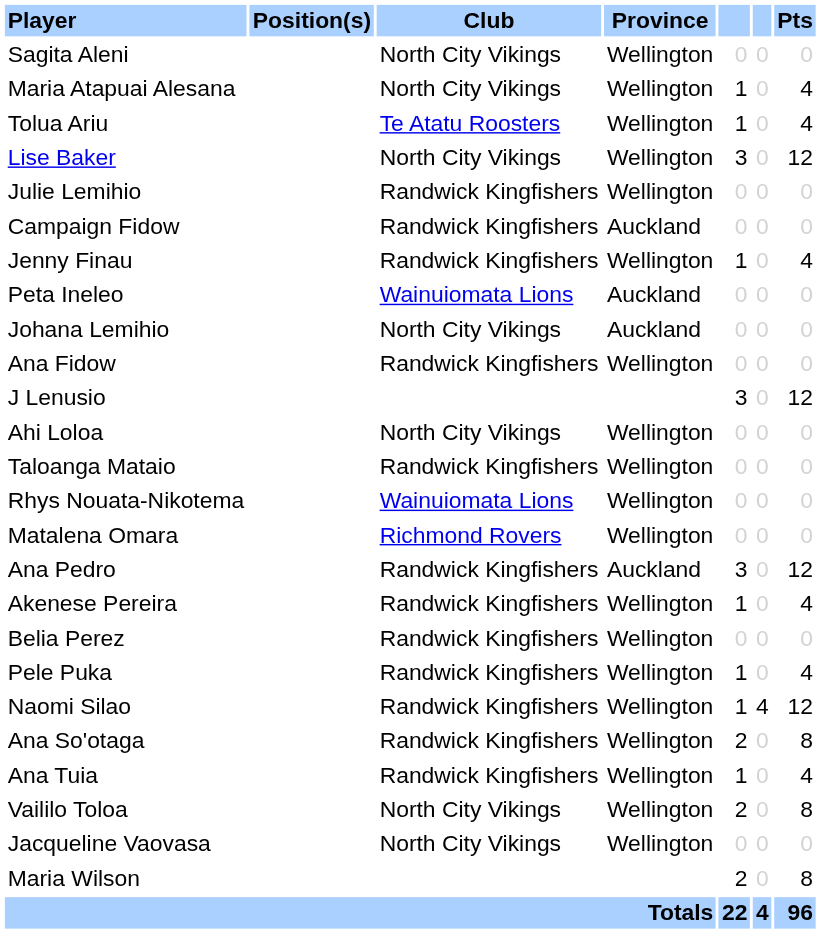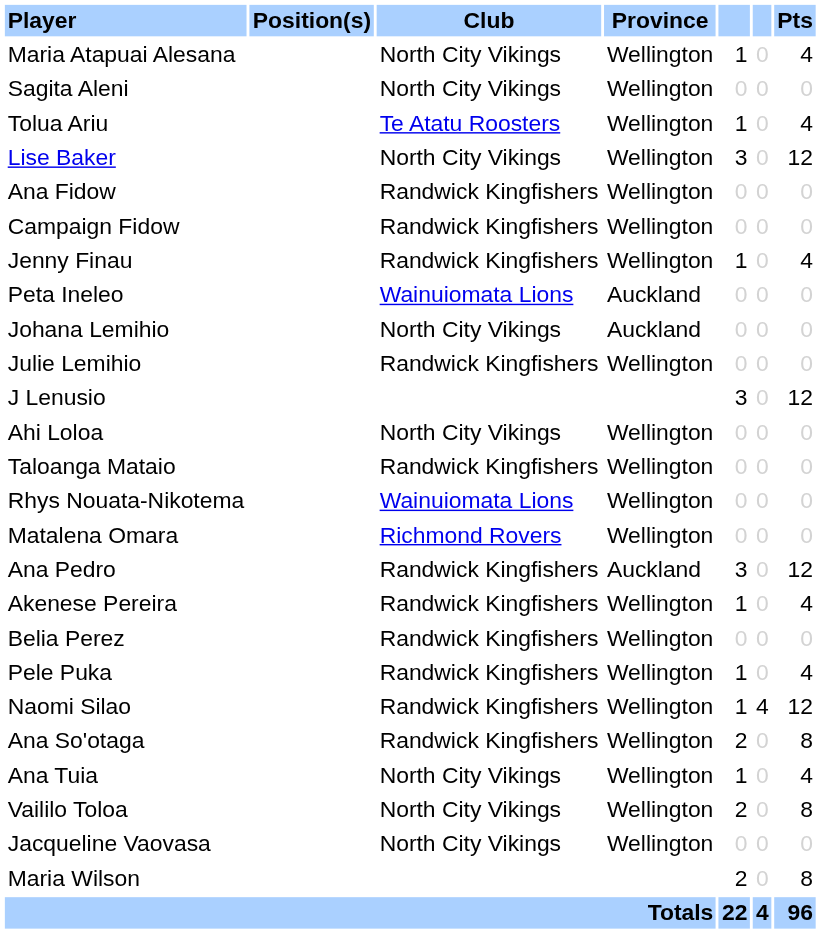rows swapped: (68, 54) <-> (122, 89)
rows swapped: (62, 363) <-> (74, 191)
(654, 226) Auckland -> (660, 226) Wellington
(489, 775) Randwick Kingfishers -> (470, 775) North City Vikings
